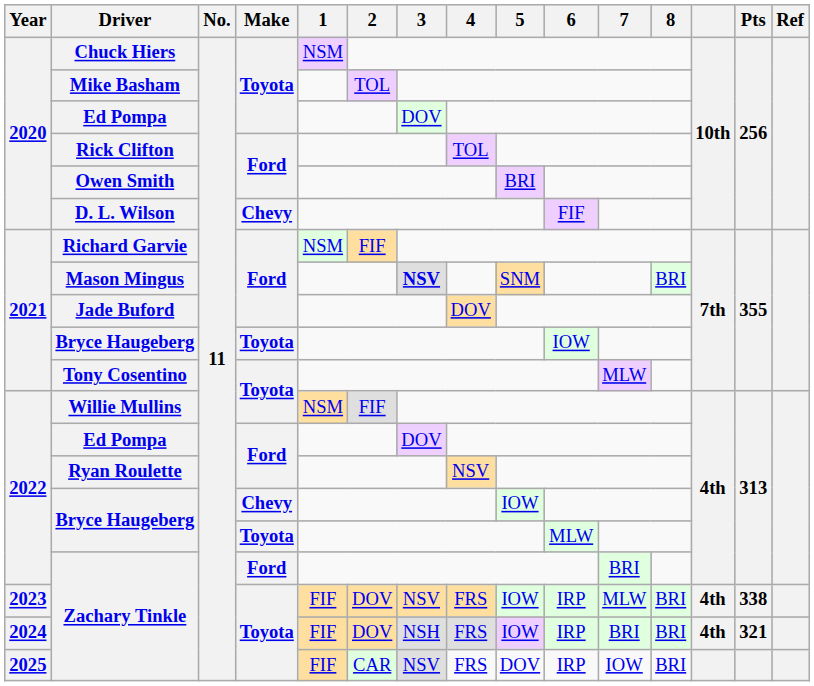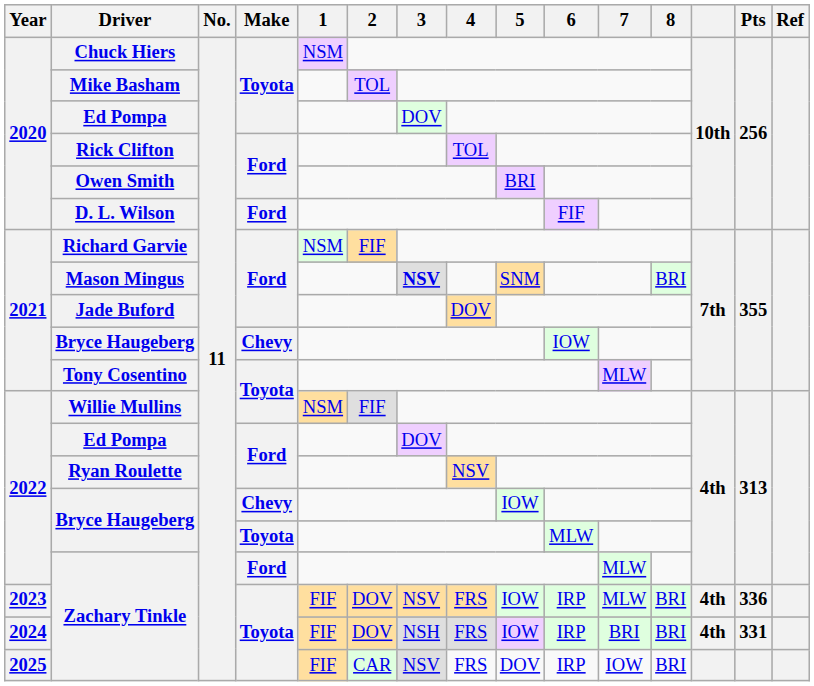(267, 213) Chevy -> (267, 213) Ford
(267, 342) Toyota -> (267, 342) Chevy
(624, 568) BRI -> (624, 568) MLW
(753, 600) 338 -> (753, 600) 336
(753, 632) 321 -> (753, 632) 331
